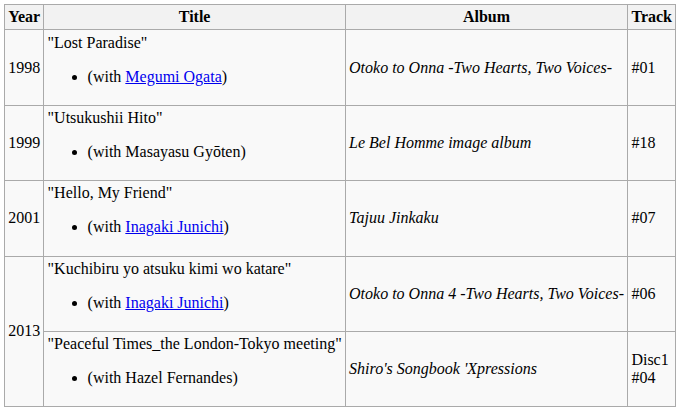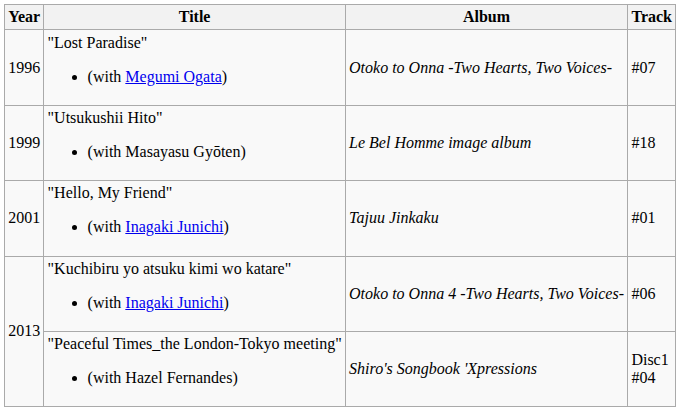(24, 67) 1998 -> (24, 67) 1996
(643, 67) #01 -> (643, 67) #07
(643, 218) #07 -> (643, 218) #01
